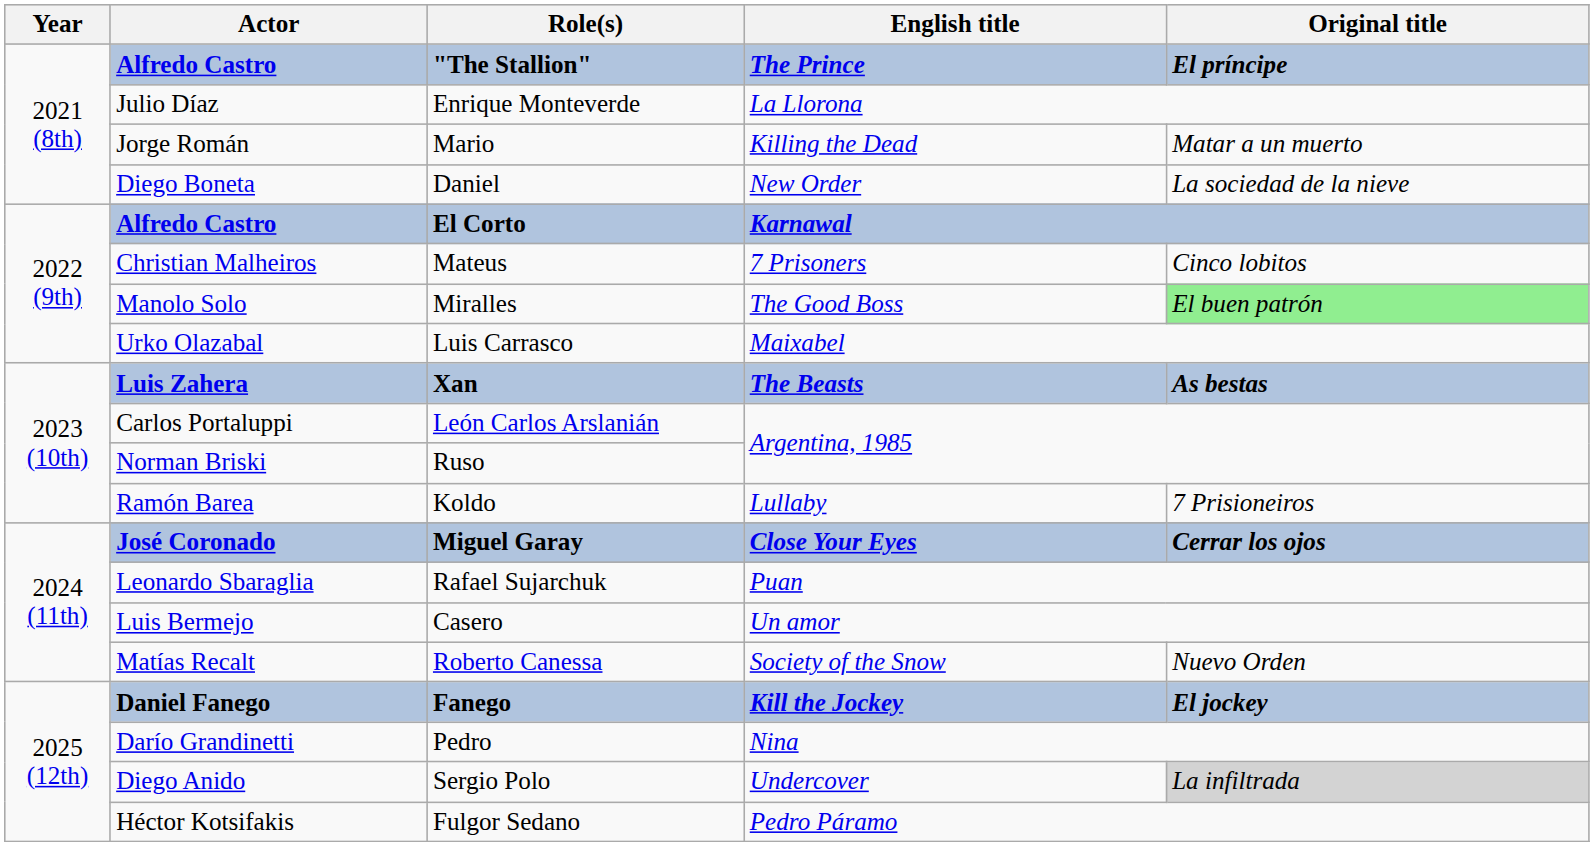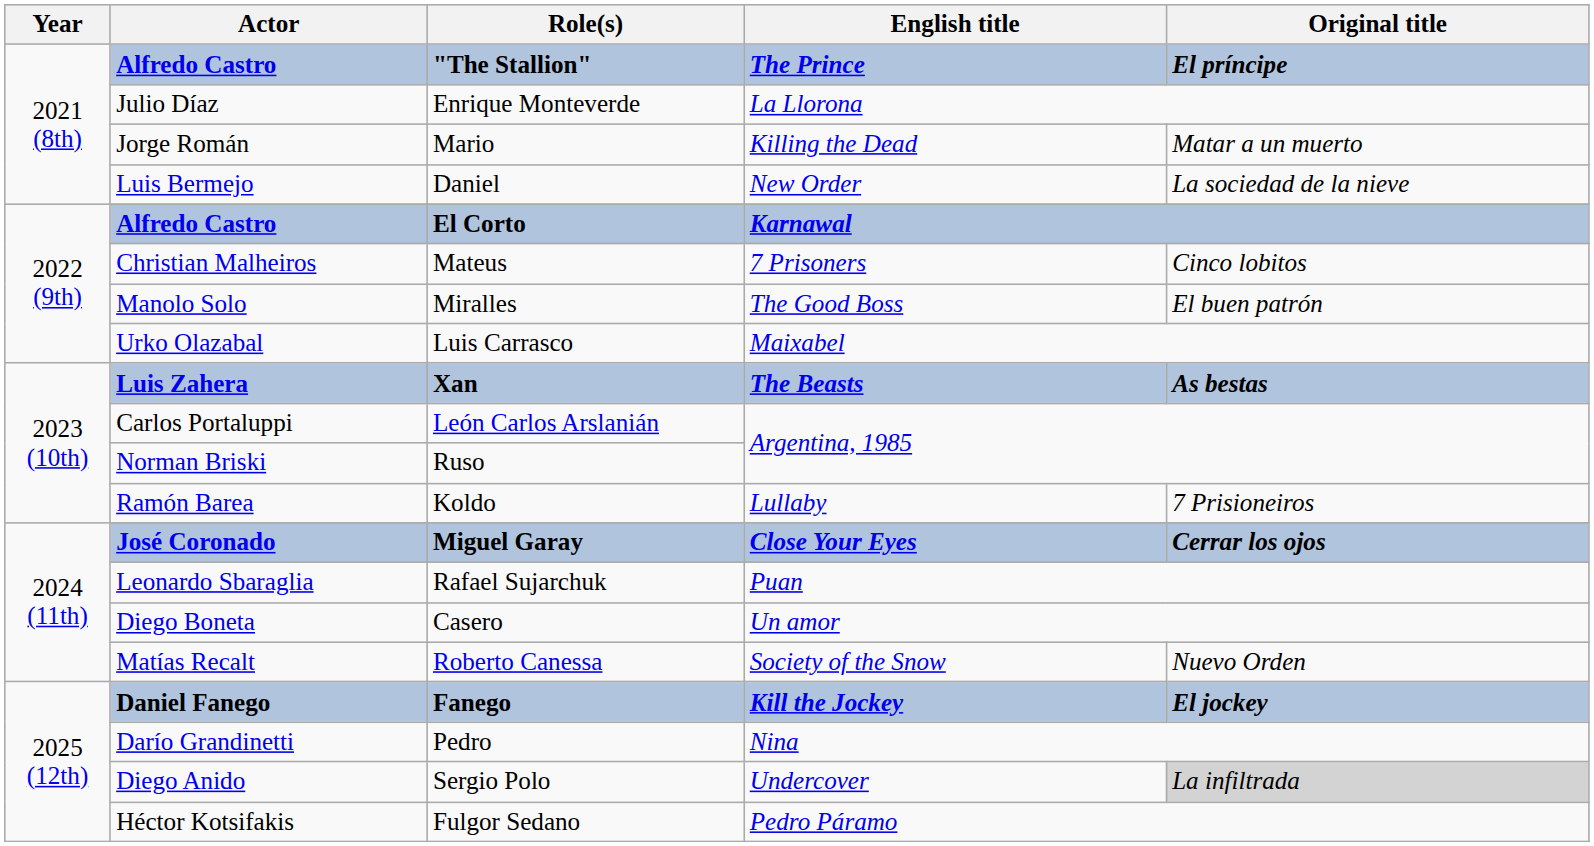(186, 183) Diego Boneta -> (185, 183) Luis Bermejo
(1248, 303) lightgreen background -> (1248, 303) no background
(185, 622) Luis Bermejo -> (186, 622) Diego Boneta
